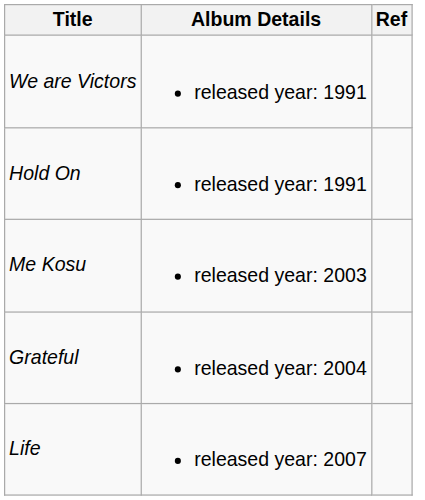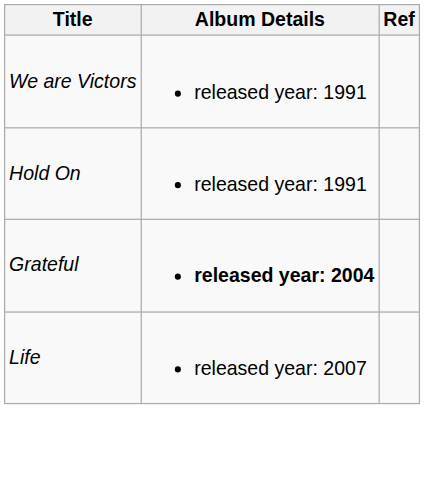- row: (48, 265)
(256, 368) normal -> (260, 276) bold
